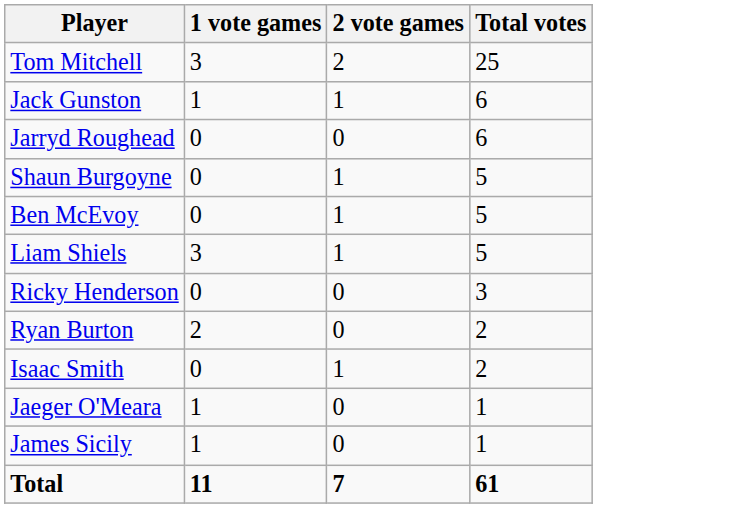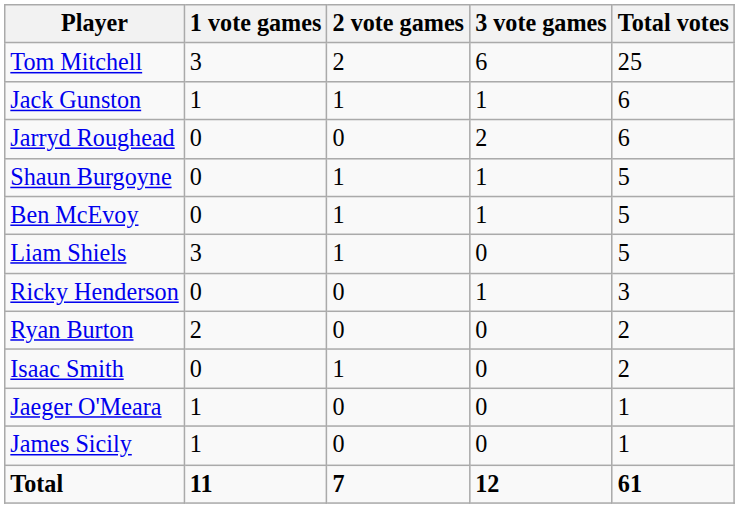+ column: (541, 23)
